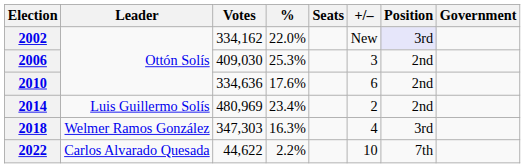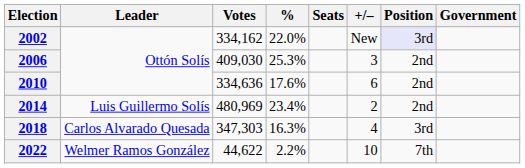(137, 128) Welmer Ramos González -> (137, 128) Carlos Alvarado Quesada
(137, 151) Carlos Alvarado Quesada -> (137, 151) Welmer Ramos González
